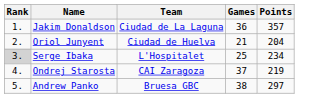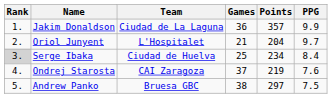+ column: (311, 12)
(171, 41) Ciudad de Huelva -> (171, 41) L'Hospitalet
(171, 56) L'Hospitalet -> (171, 56) Ciudad de Huelva
